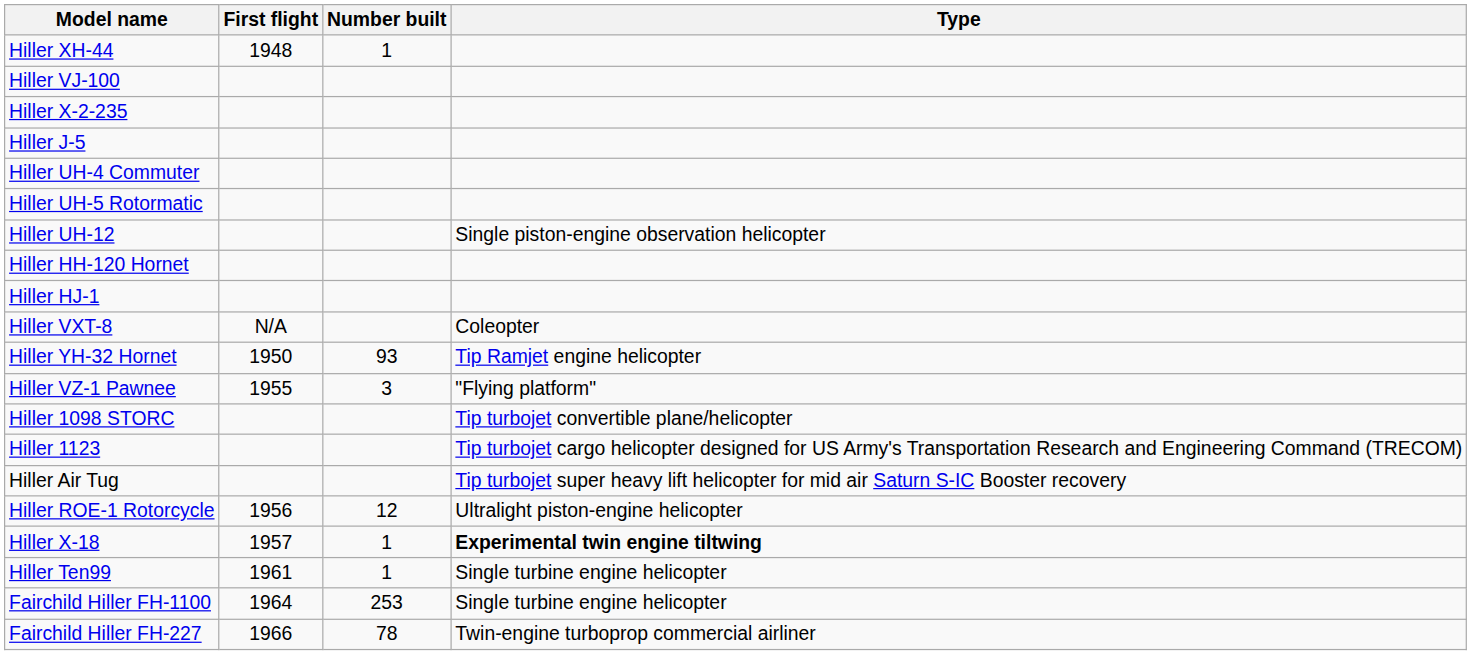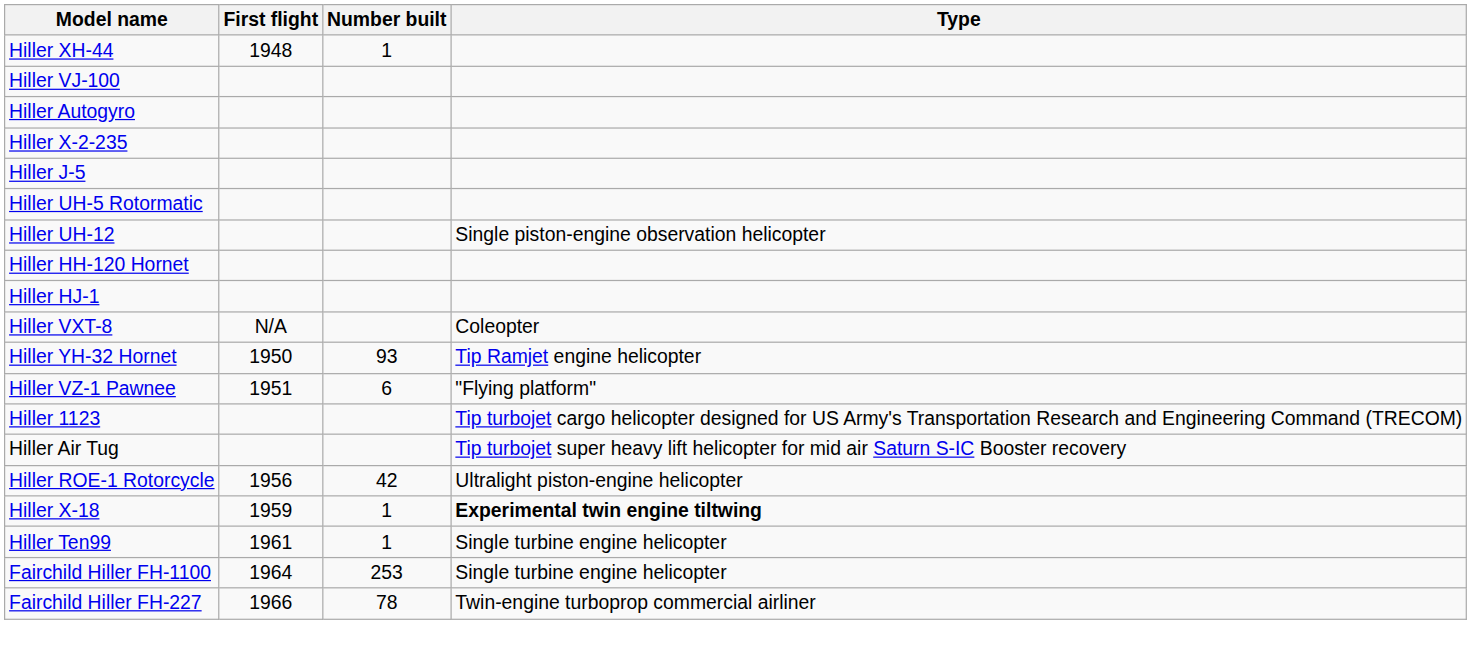+ row: (72, 111)
- row: (104, 173)
(271, 388) 1955 -> (271, 388) 1951
(387, 388) 3 -> (387, 388) 6
- row: (92, 419)
(387, 511) 12 -> (387, 480) 42
(271, 541) 1957 -> (271, 511) 1959
